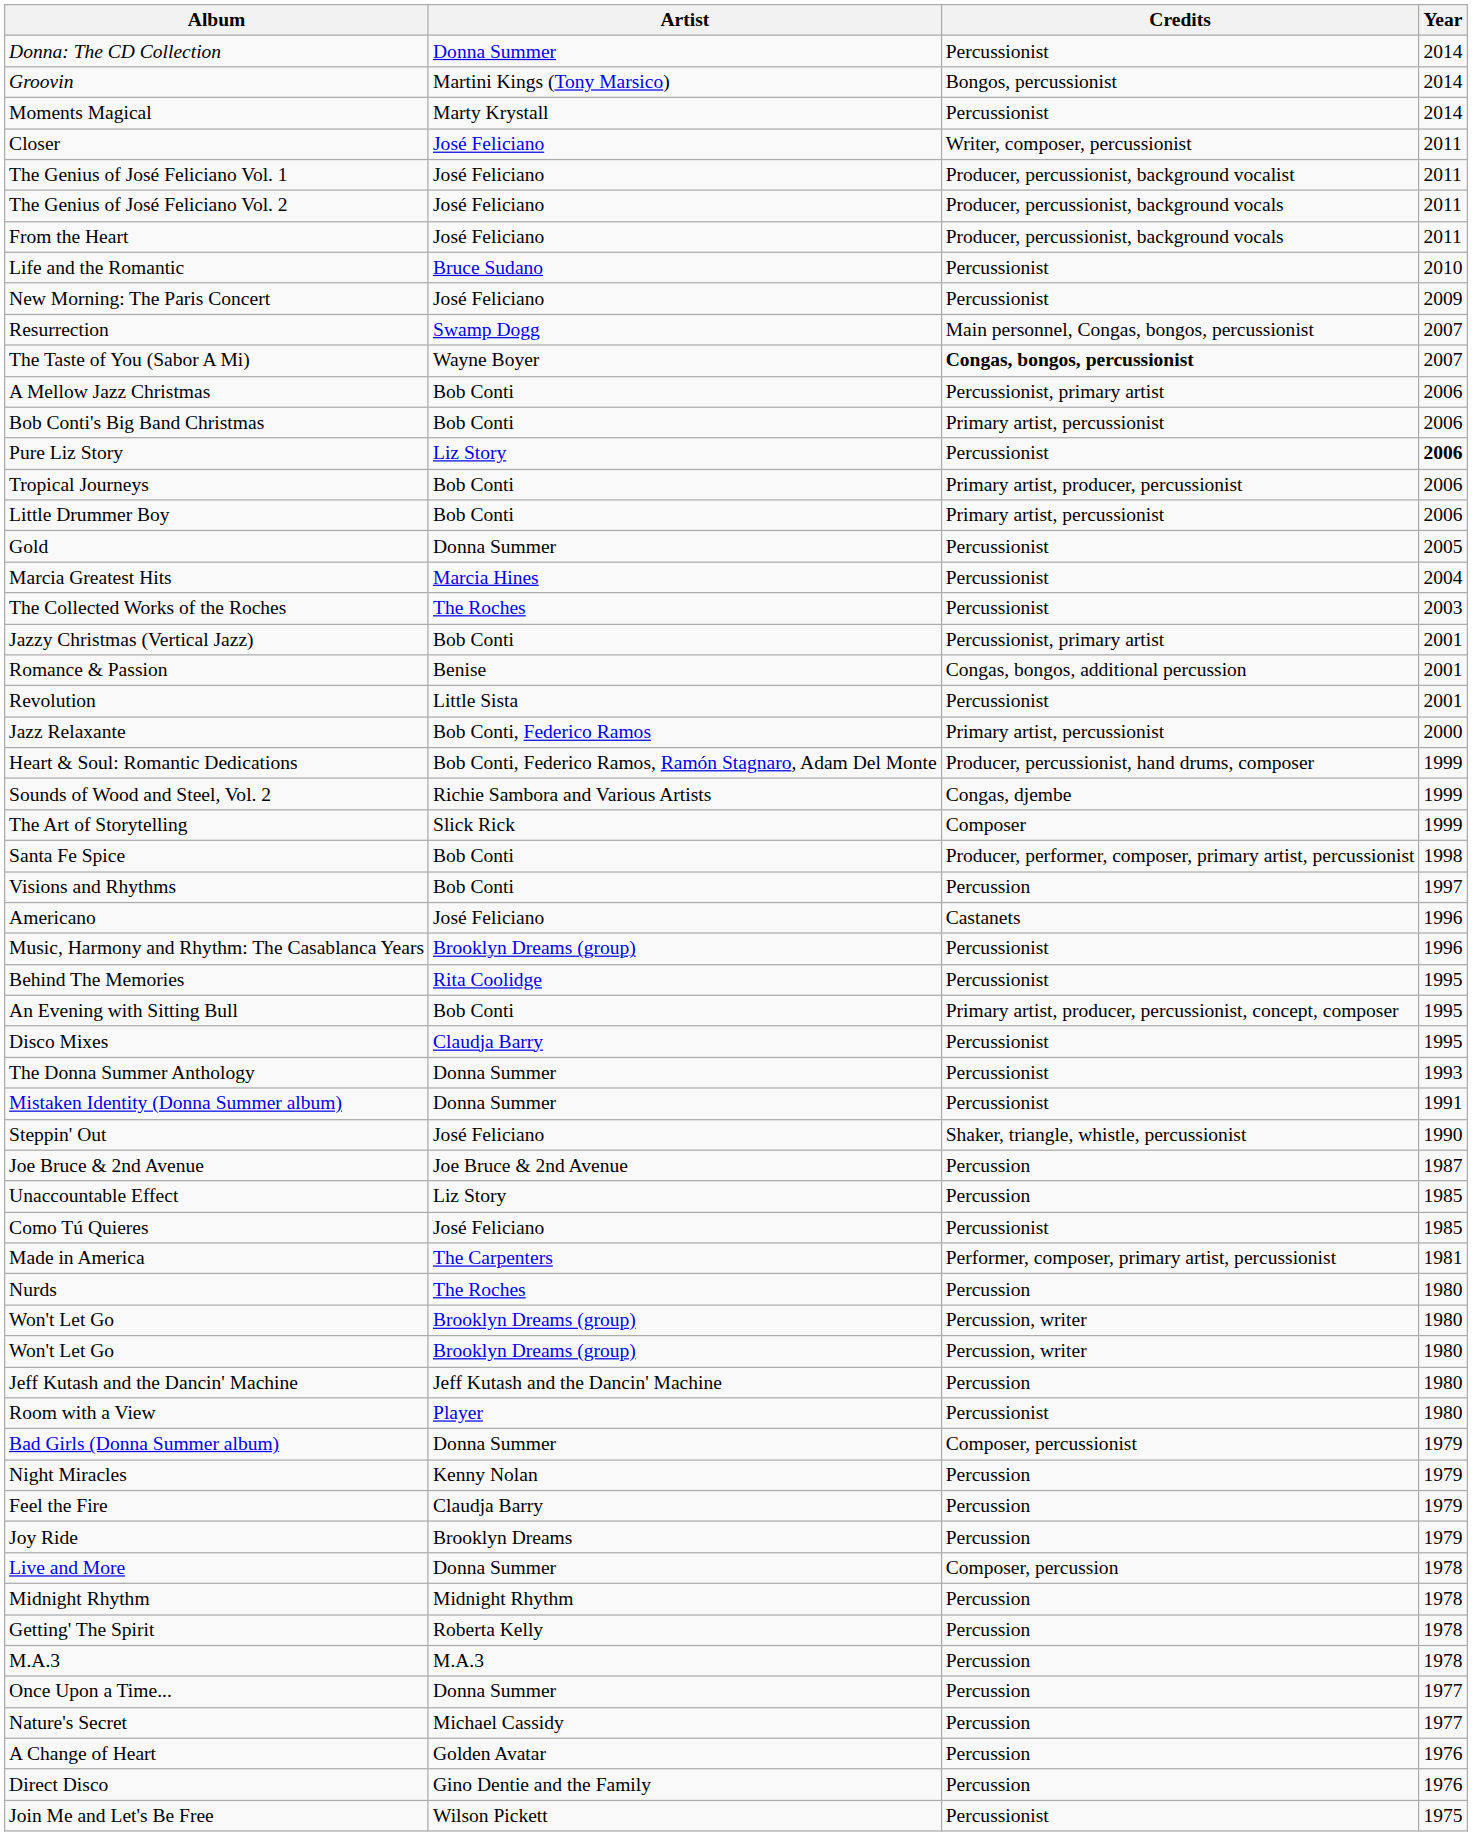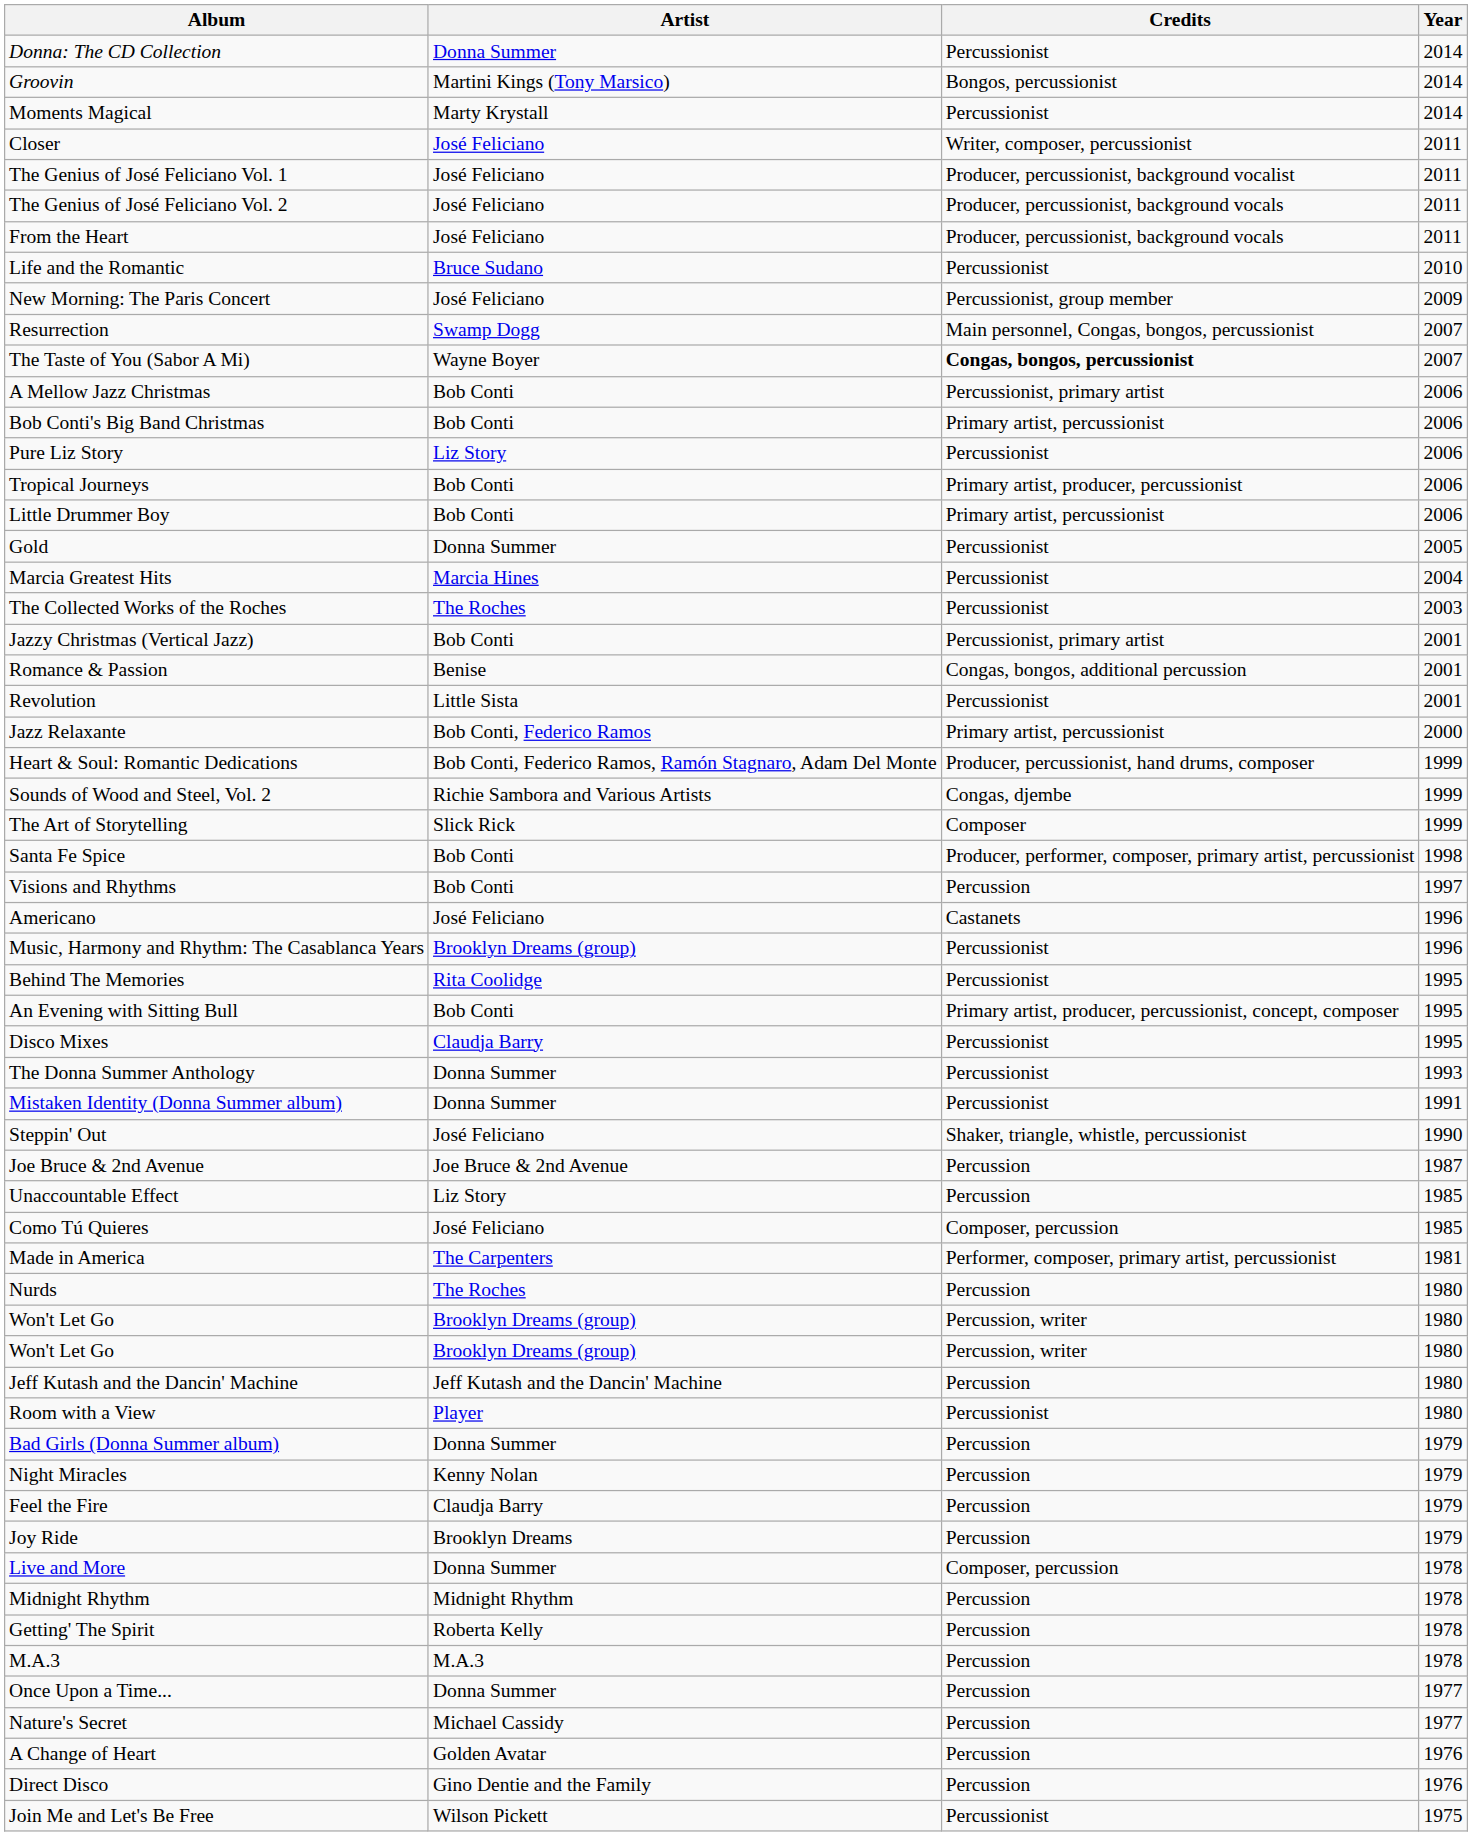(997, 298) Percussionist -> (1059, 298) Percussionist, group member
(1443, 453) bold -> (1443, 453) normal
(997, 1227) Percussionist -> (1032, 1227) Composer, percussion
(1041, 1444) Composer, percussionist -> (988, 1444) Percussion
